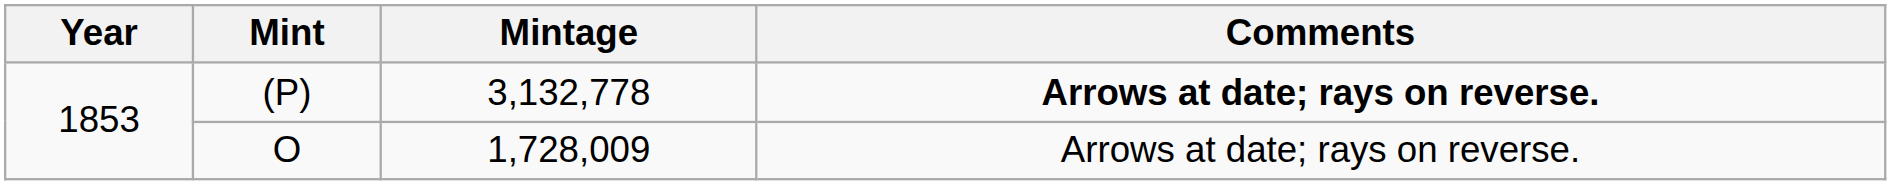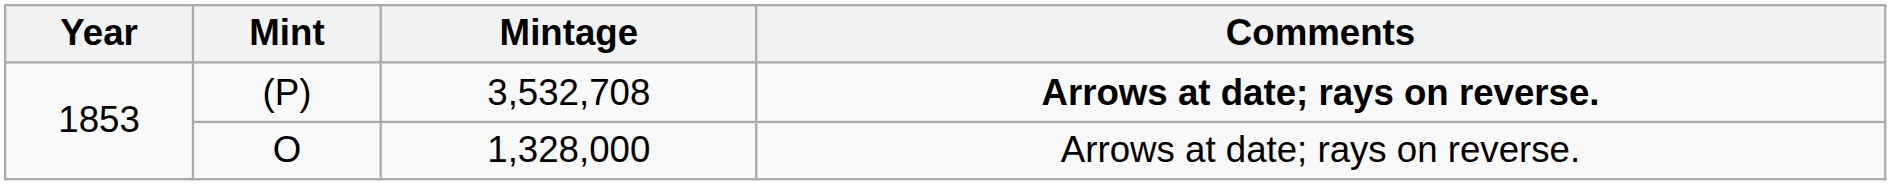(569, 91) 3,132,778 -> (569, 91) 3,532,708
(569, 149) 1,728,009 -> (569, 149) 1,328,000
